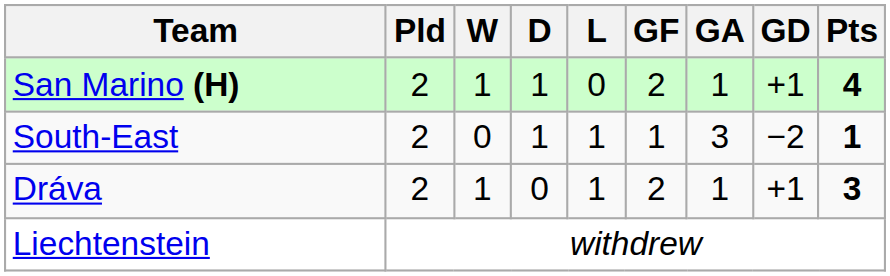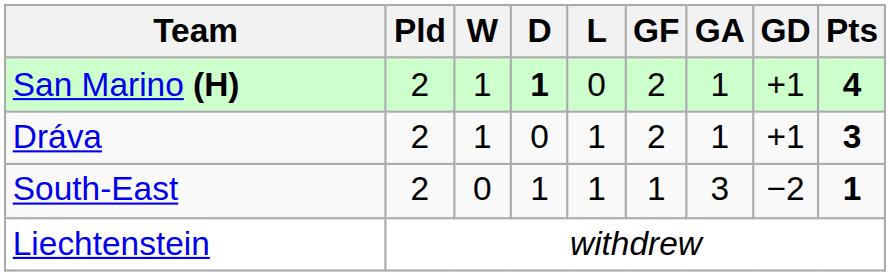(539, 84) normal -> (539, 84) bold
rows swapped: (57, 190) <-> (95, 137)
